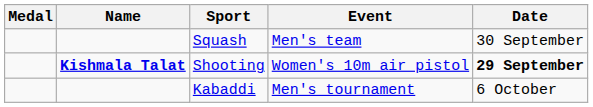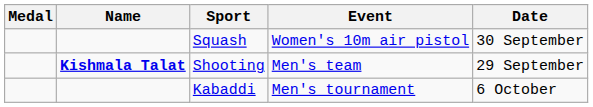(317, 41) Men's team -> (370, 41) Women's 10m air pistol
(370, 65) Women's 10m air pistol -> (317, 65) Men's team
(530, 65) bold -> (530, 65) normal
